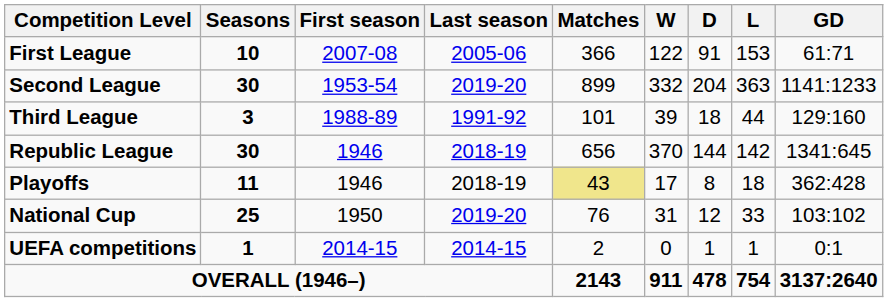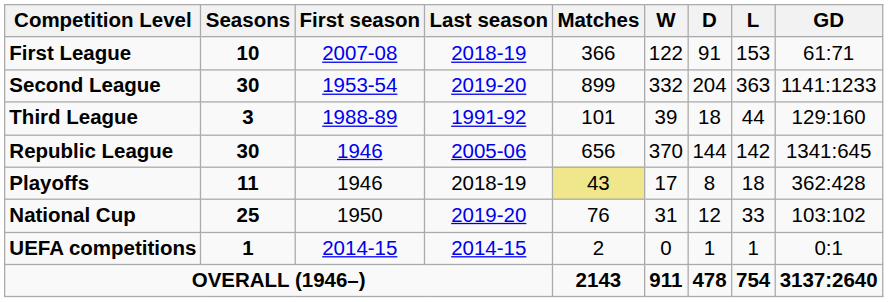(489, 53) 2005-06 -> (489, 53) 2018-19
(489, 150) 2018-19 -> (489, 150) 2005-06
